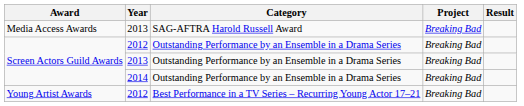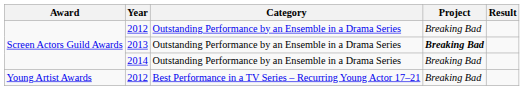- row: (52, 28)
(453, 61) normal -> (455, 45) bold
